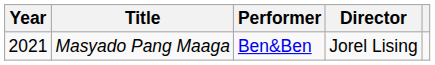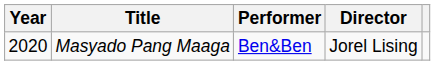(28, 45) 2021 -> (28, 45) 2020
